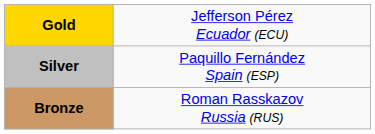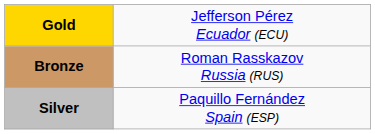rows swapped: (59, 66) <-> (59, 107)
